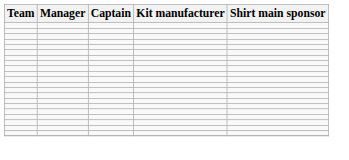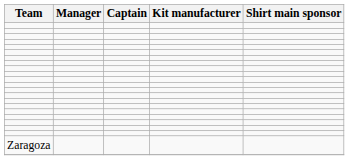+ row: (29, 145)
